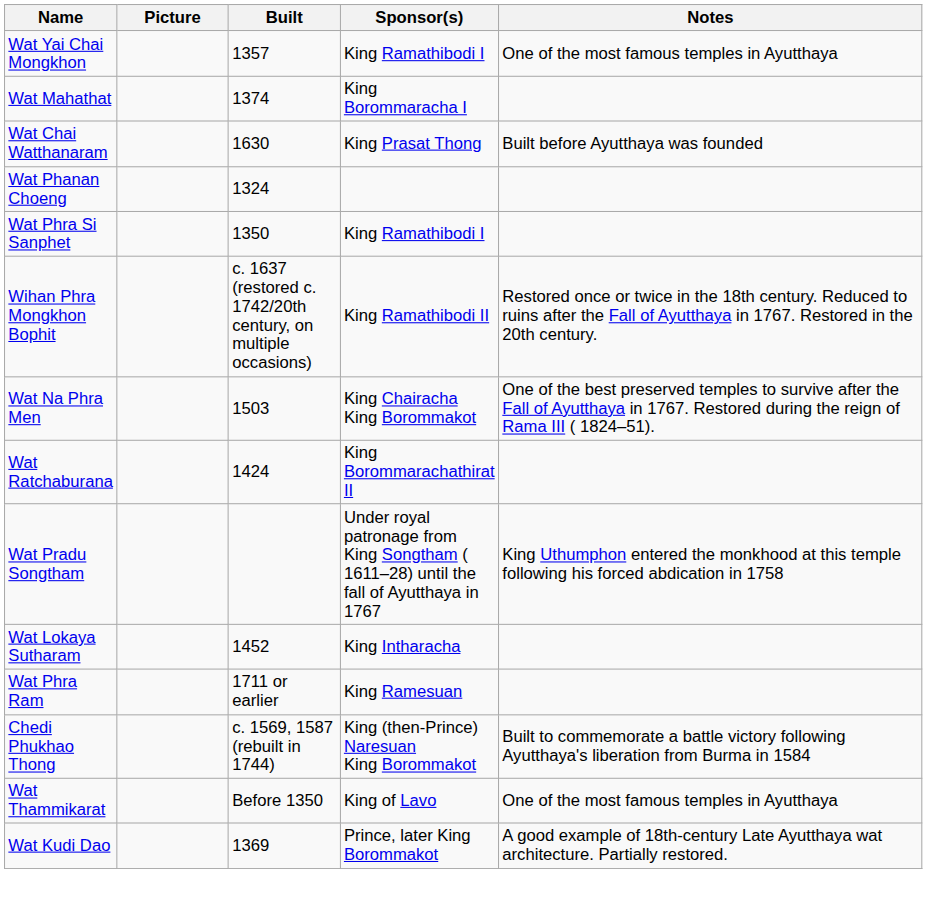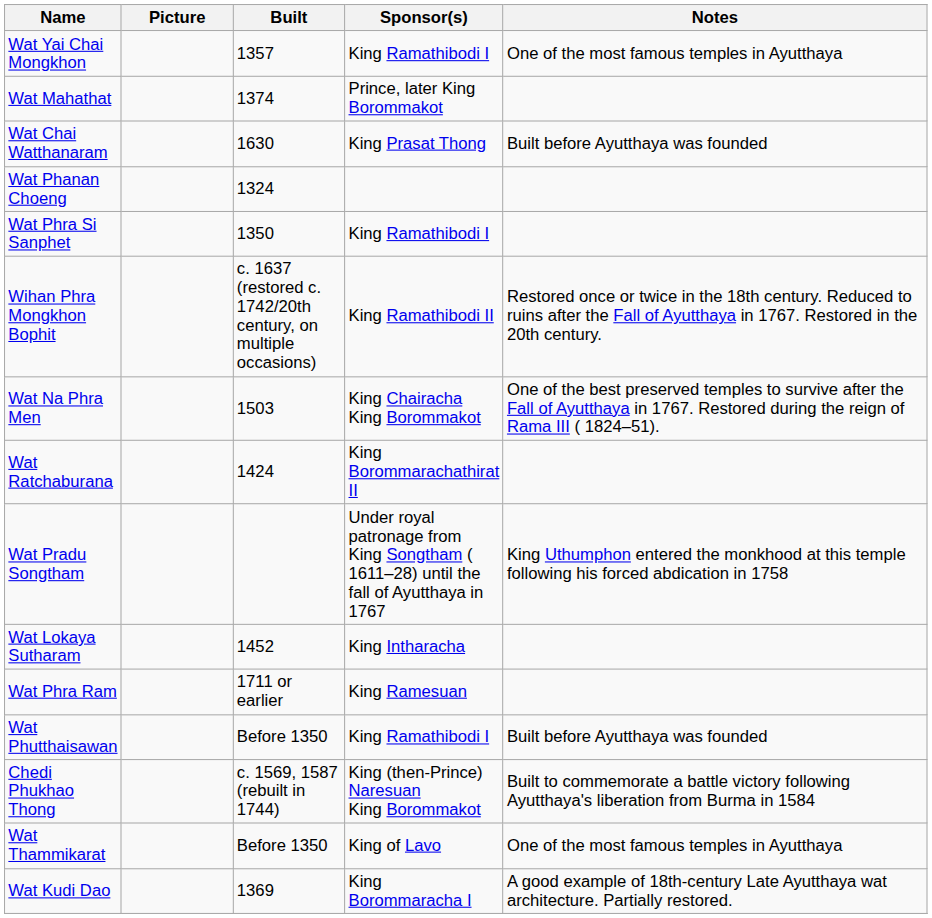(405, 98) King Borommaracha I -> (412, 98) Prince, later King Borommakot
+ row: (63, 736)
(407, 845) Prince, later King Borommakot -> (410, 890) King Borommaracha I
